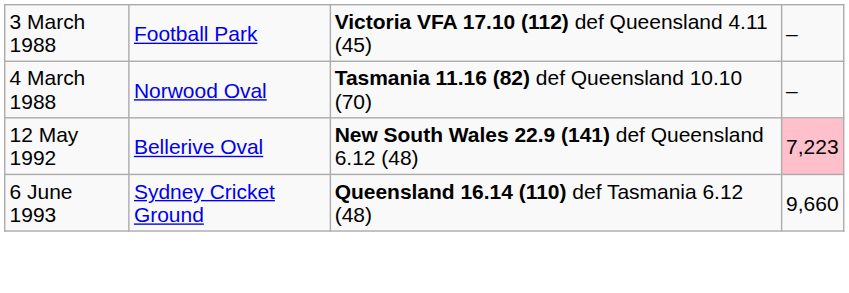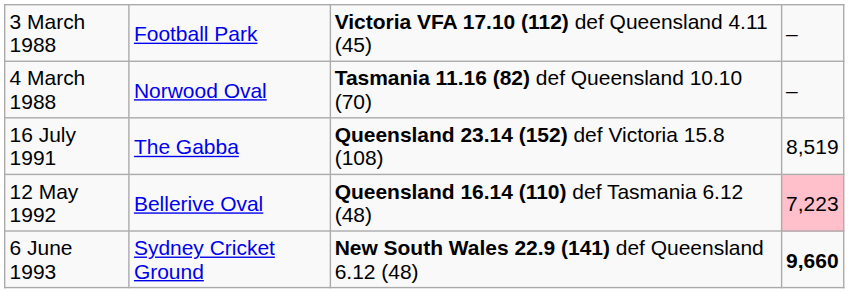+ row: (43, 147)
(549, 147) New South Wales 22.9 (141) def Queensland 6.12 (48) -> (539, 203) Queensland 16.14 (110) def Tasmania 6.12 (48)
(539, 203) Queensland 16.14 (110) def Tasmania 6.12 (48) -> (549, 260) New South Wales 22.9 (141) def Queensland 6.12 (48)
(812, 203) normal -> (812, 260) bold
